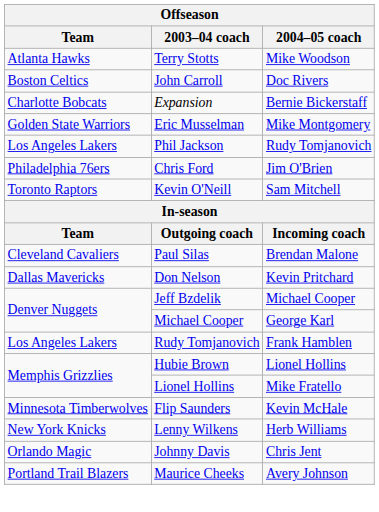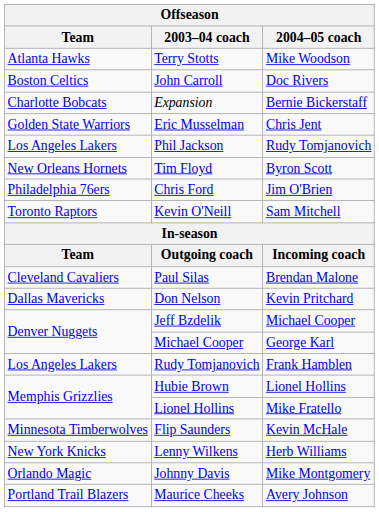(318, 124) Mike Montgomery -> (294, 124) Chris Jent
+ row: (183, 168)
(294, 451) Chris Jent -> (318, 473) Mike Montgomery
